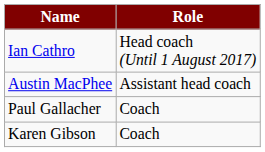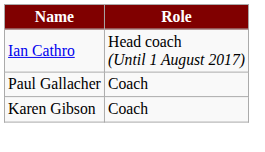- row: (60, 84)
